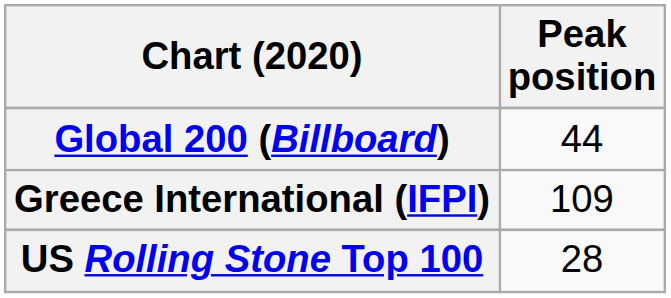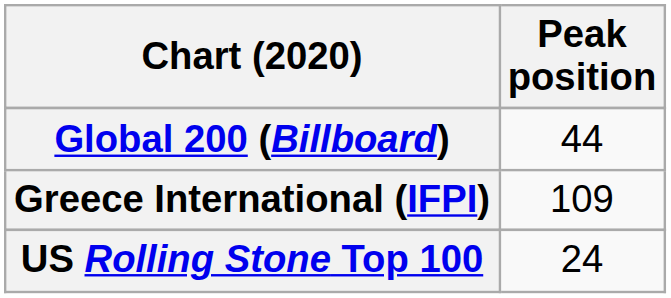(582, 259) 28 -> (582, 259) 24
